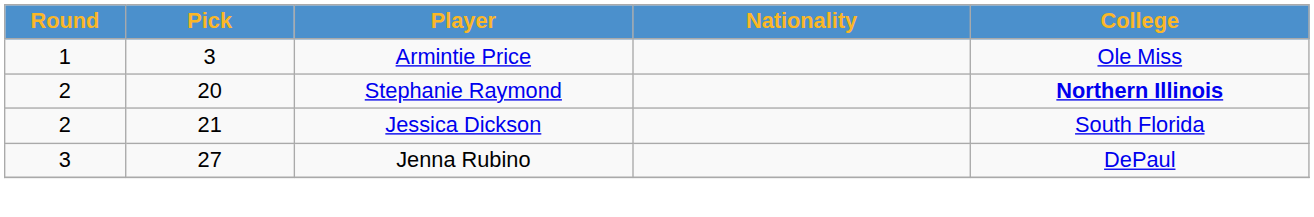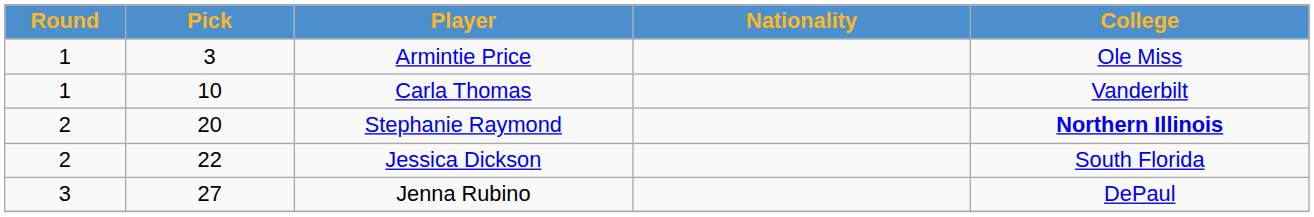+ row: (463, 90)
(210, 125) 21 -> (210, 159) 22
